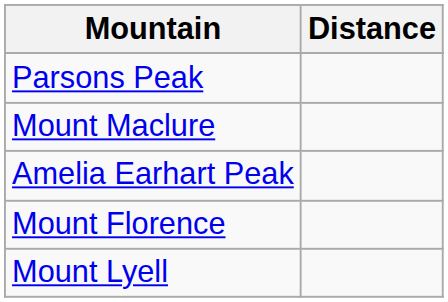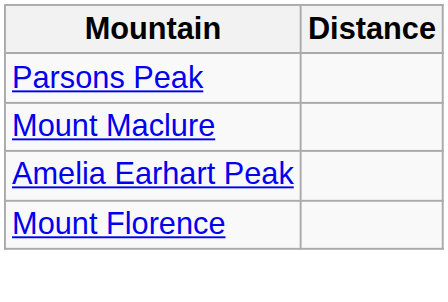- row: (90, 272)
